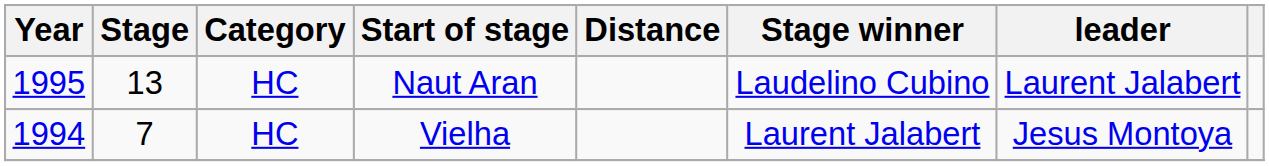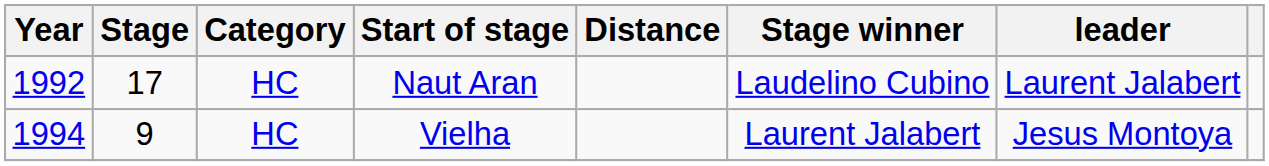(49, 82) 1995 -> (49, 82) 1992
(145, 82) 13 -> (145, 82) 17
(145, 133) 7 -> (145, 133) 9
